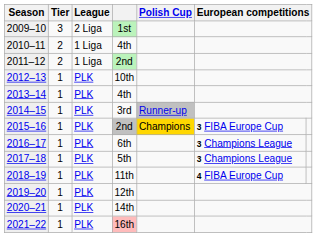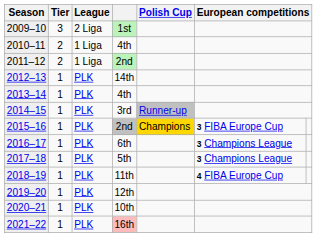(124, 78) 10th -> (124, 78) 14th
(124, 208) 14th -> (124, 208) 10th
